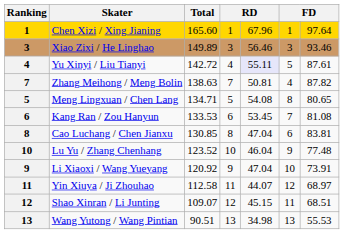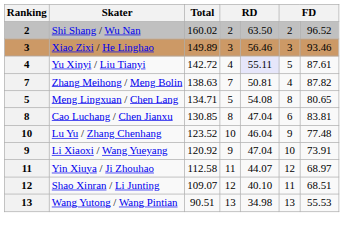- row: (106, 30)
+ row: (96, 30)
- row: (105, 116)
(260, 202) 45.15 -> (260, 185) 40.10
